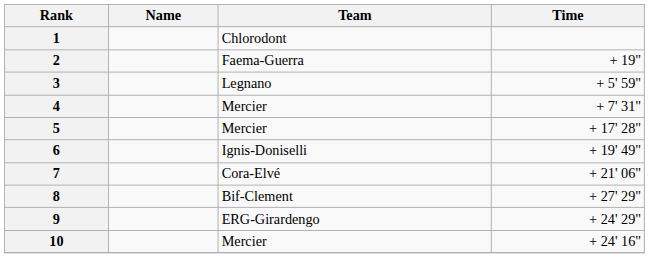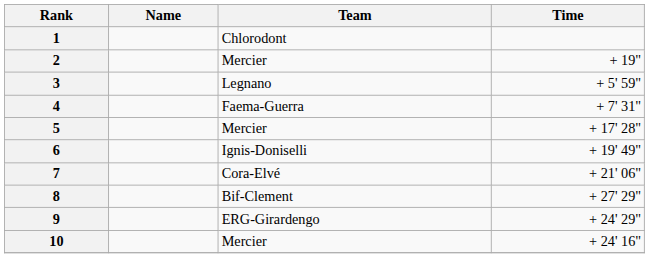(263, 60) Faema-Guerra -> (244, 60) Mercier
(244, 106) Mercier -> (263, 106) Faema-Guerra
